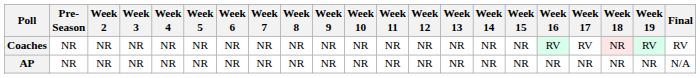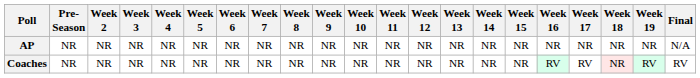rows swapped: (27, 64) <-> (27, 45)
